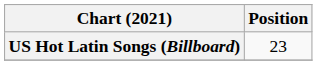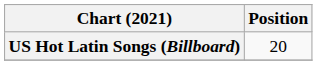(278, 45) 23 -> (278, 45) 20
